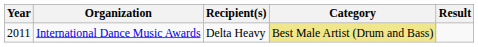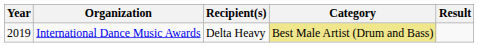(19, 32) 2011 -> (19, 32) 2019
